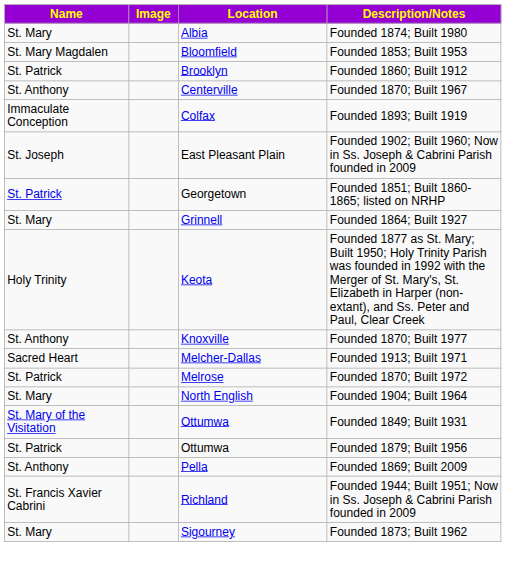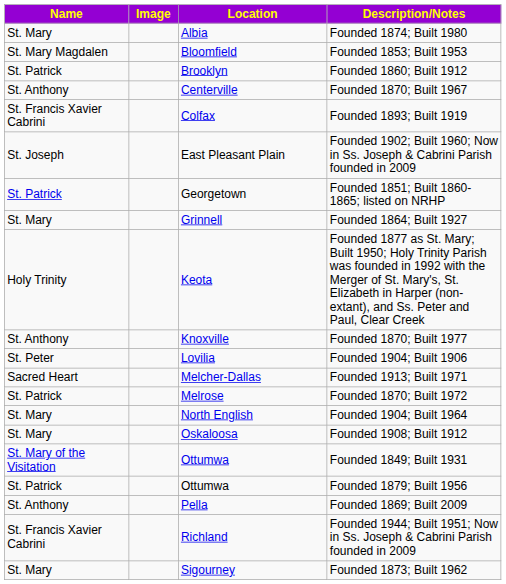(38, 115) Immaculate Conception -> (54, 115) St. Francis Xavier Cabrini
+ row: (399, 358)
+ row: (399, 434)
